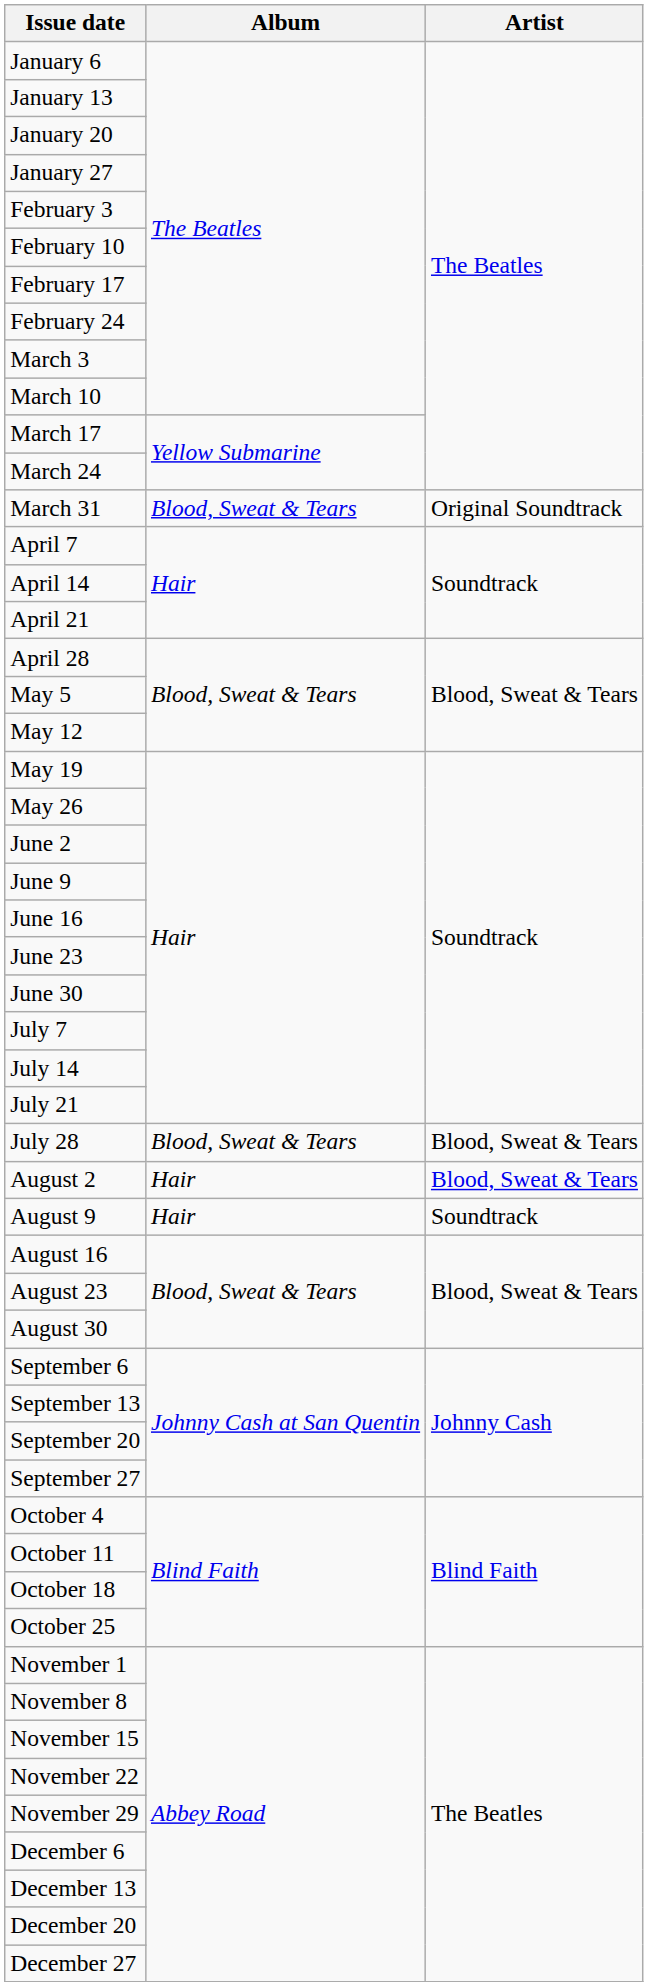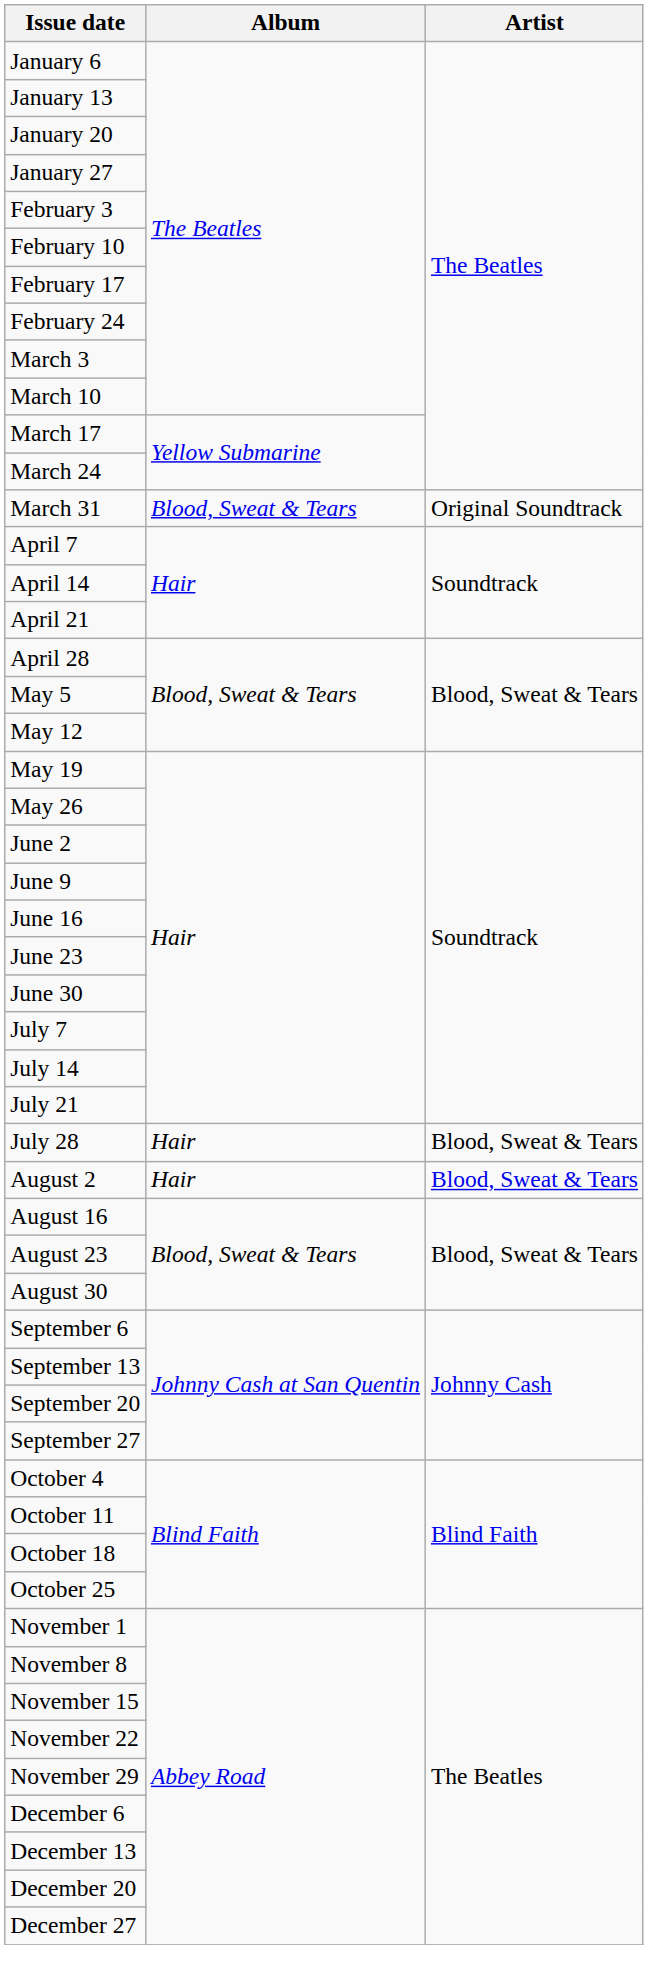(254, 1142) Blood, Sweat & Tears -> (173, 1142) Hair
- row: (53, 1216)
